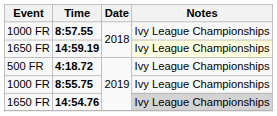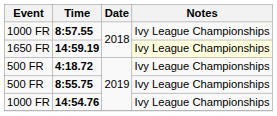(28, 84) 1000 FR -> (25, 84) 500 FR
(28, 102) 1650 FR -> (28, 102) 1000 FR
(202, 102) lightgrey background -> (202, 102) no background
